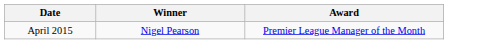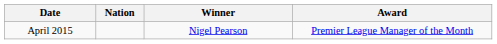+ column: (120, 13)
